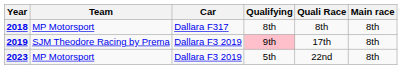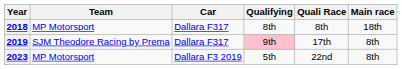(373, 27) 8th -> (373, 27) 18th
(208, 42) Dallara F3 2019 -> (201, 42) Dallara F317
